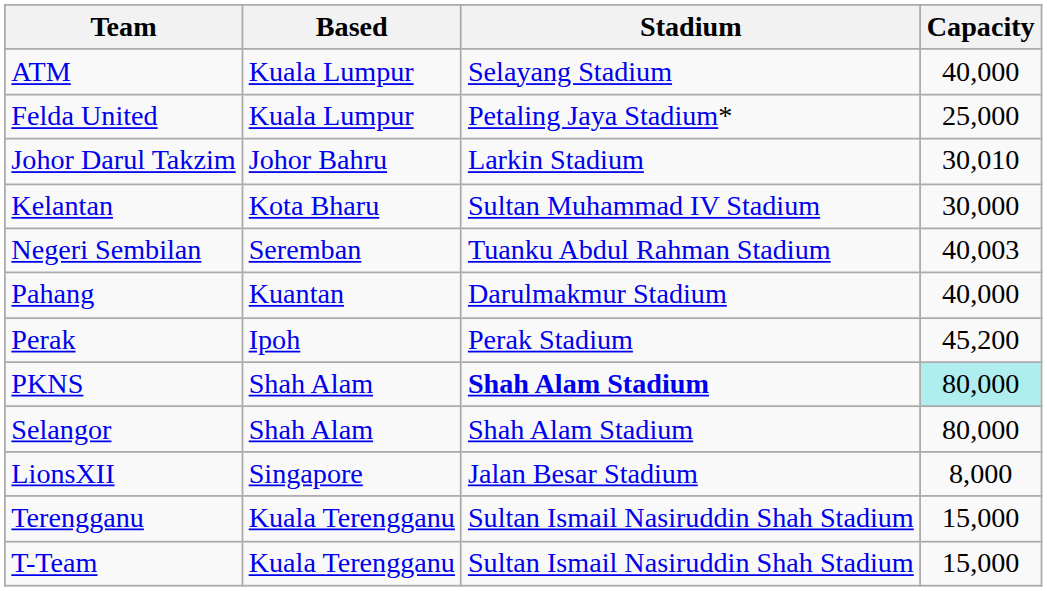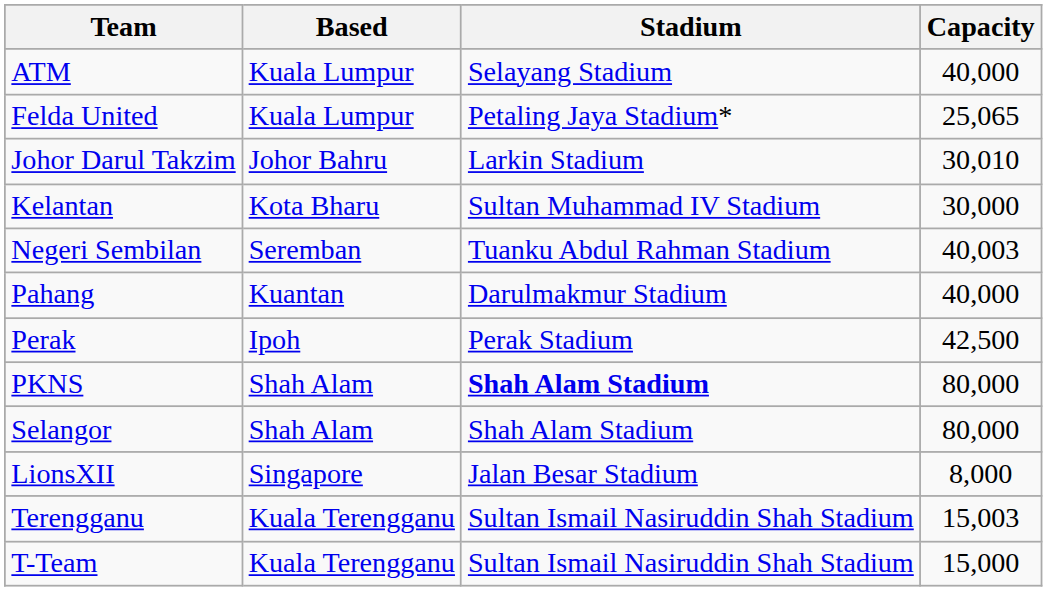(981, 116) 25,000 -> (981, 116) 25,065
(981, 339) 45,200 -> (981, 339) 42,500
(981, 384) paleturquoise background -> (981, 384) no background
(981, 518) 15,000 -> (981, 518) 15,003
